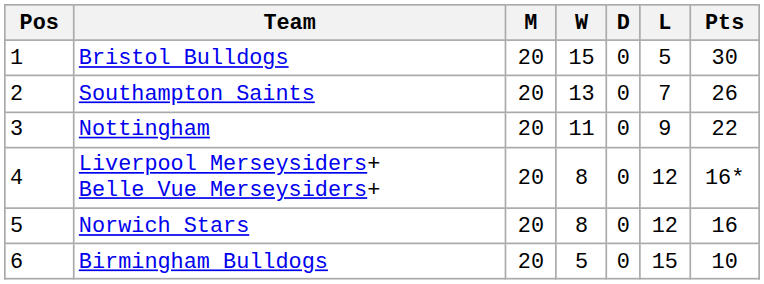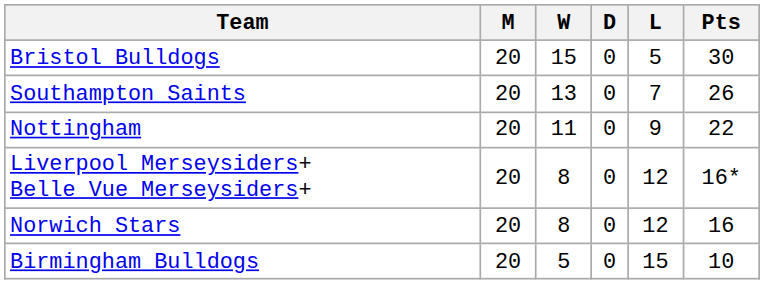- column: (39, 23)
